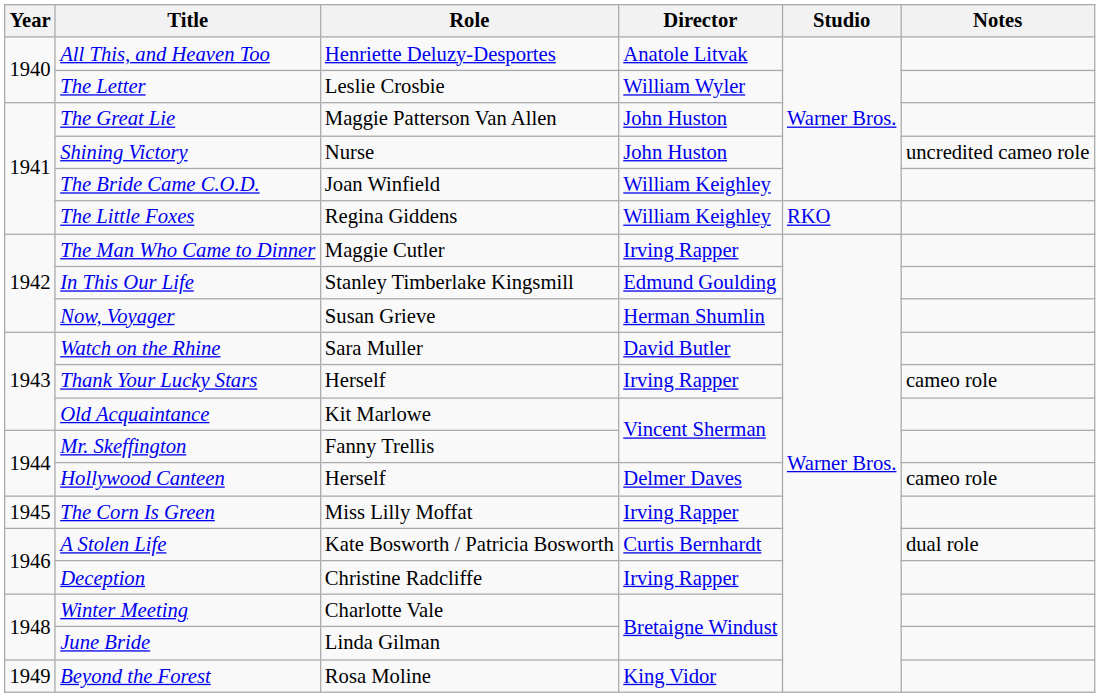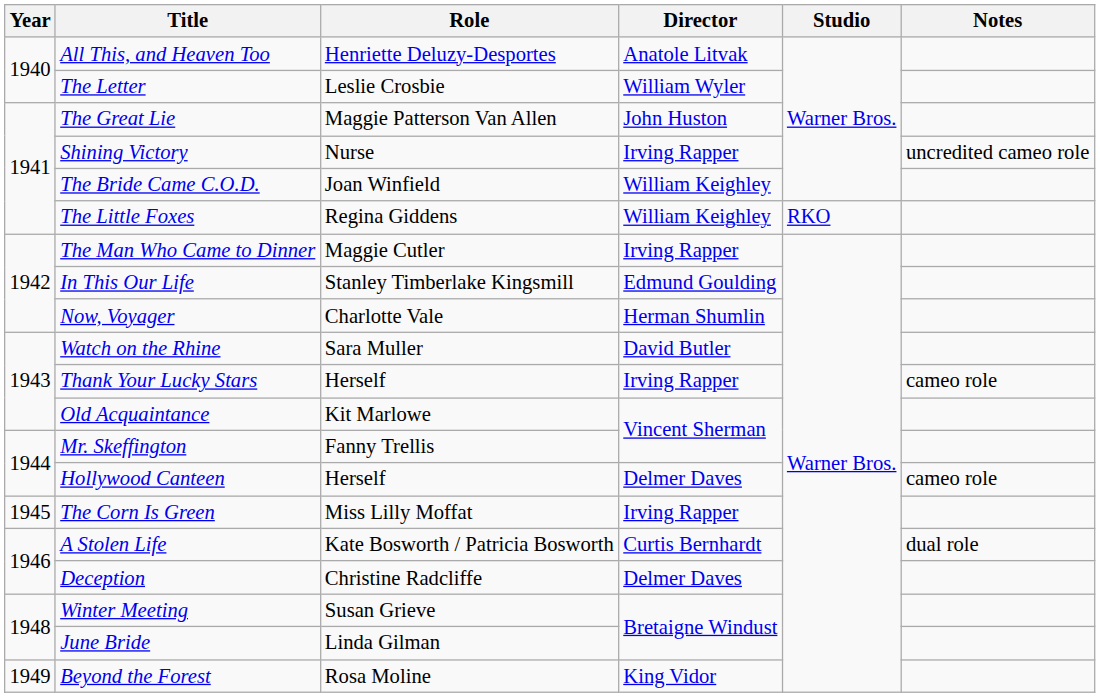(675, 151) John Huston -> (681, 151) Irving Rapper
(380, 315) Susan Grieve -> (384, 315) Charlotte Vale
(681, 577) Irving Rapper -> (683, 577) Delmer Daves
(384, 610) Charlotte Vale -> (380, 610) Susan Grieve
